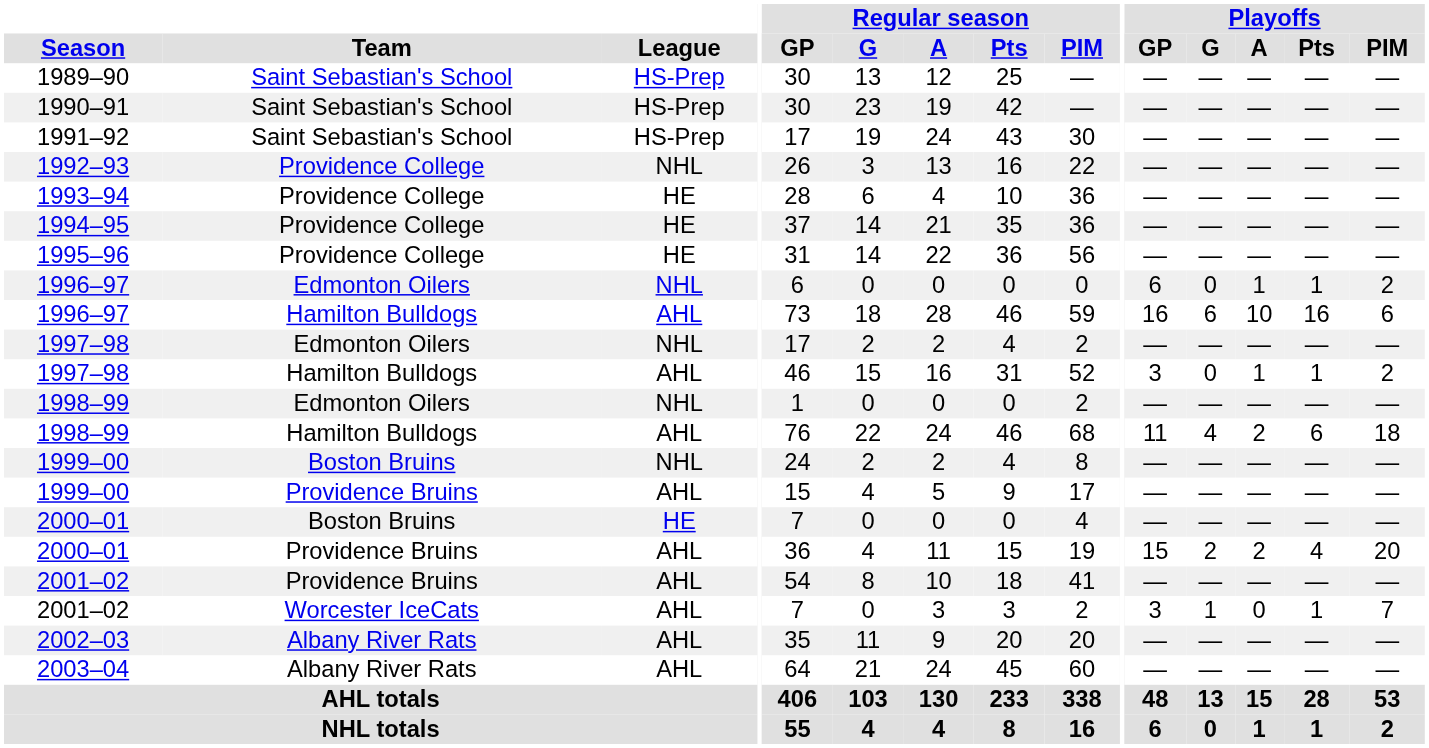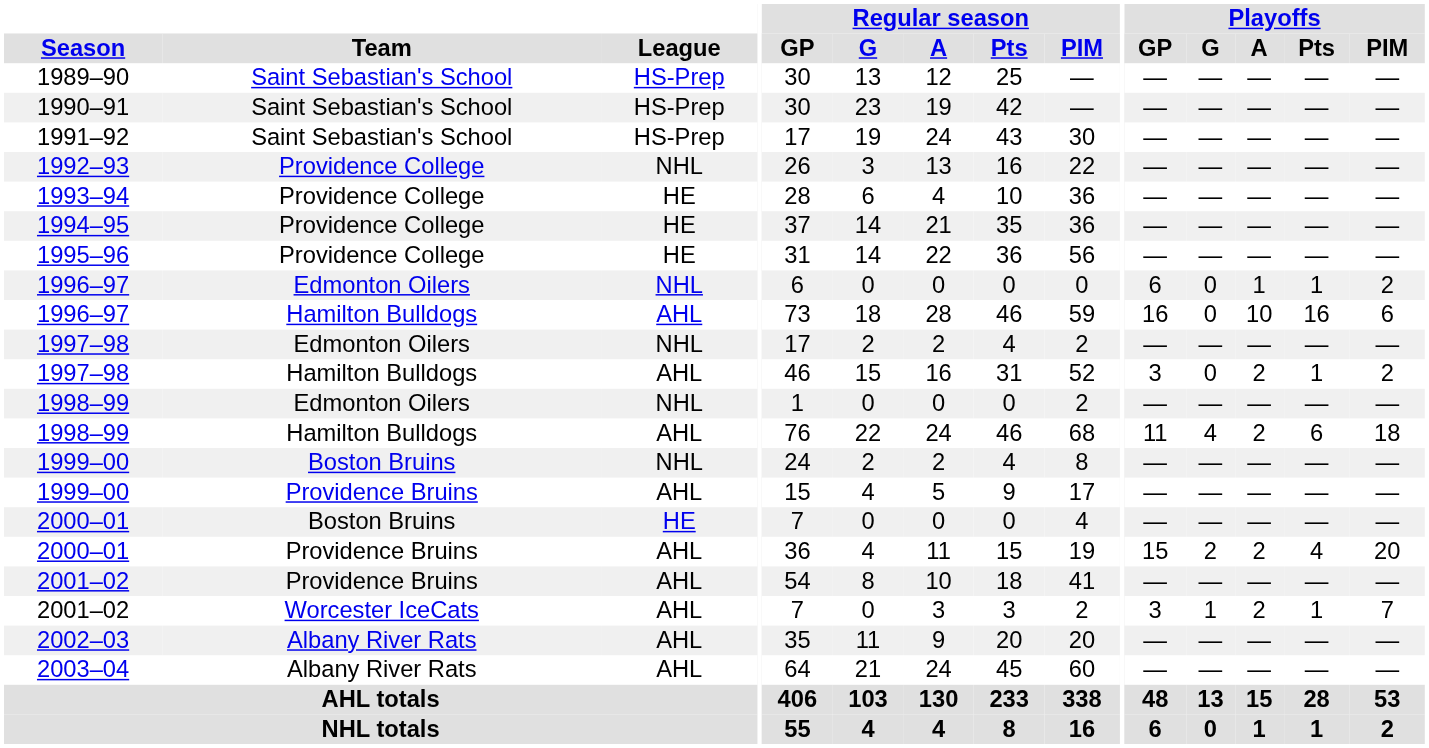(1210, 314) 6 -> (1210, 314) 0
(1259, 373) 1 -> (1259, 373) 2
(1259, 610) 0 -> (1259, 610) 2
